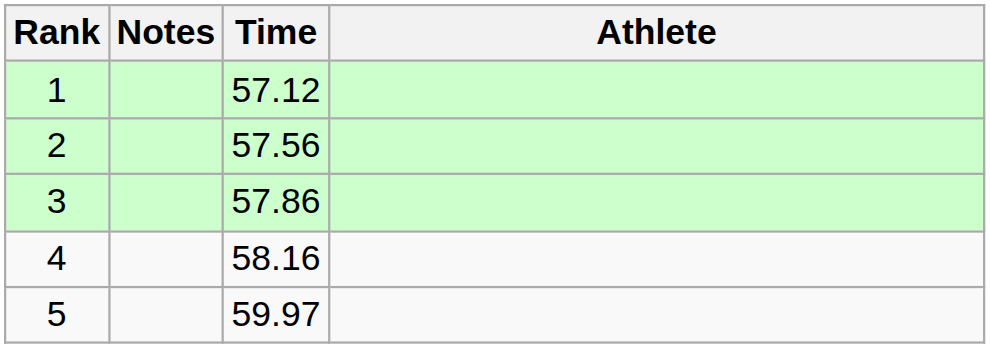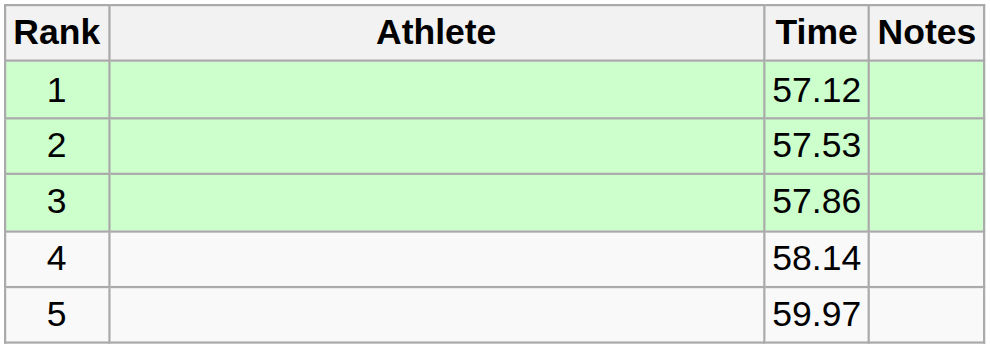columns swapped: (657, 32) <-> (166, 32)
(276, 145) 57.56 -> (817, 145) 57.53
(276, 257) 58.16 -> (817, 257) 58.14
